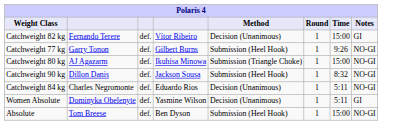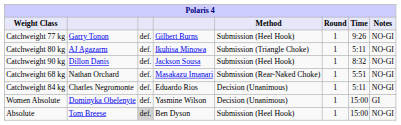- row: (36, 36)
(341, 62) 15:00 -> (359, 49) 5:11
+ row: (36, 75)
(341, 100) 5:11 -> (359, 100) 15:00
(146, 113) no background -> (146, 113) lightgrey background
